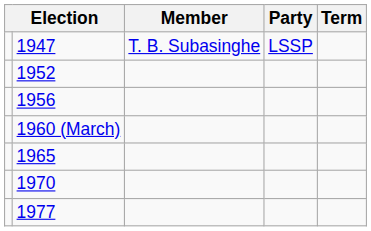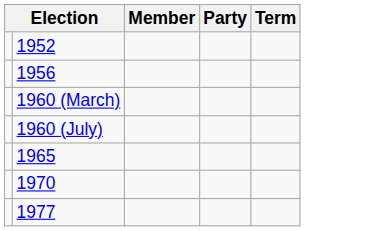- row: (36, 45)
+ row: (60, 128)
